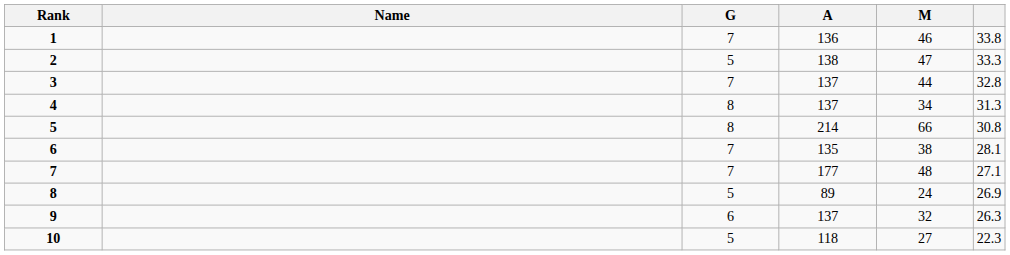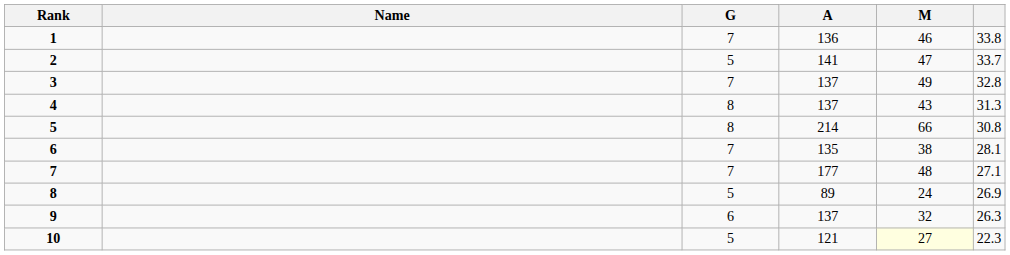(828, 60) 138 -> (828, 60) 141
(989, 60) 33.3 -> (989, 60) 33.7
(925, 82) 44 -> (925, 82) 49
(925, 104) 34 -> (925, 104) 43
(828, 238) 118 -> (828, 238) 121
(925, 238) no background -> (925, 238) lightyellow background
